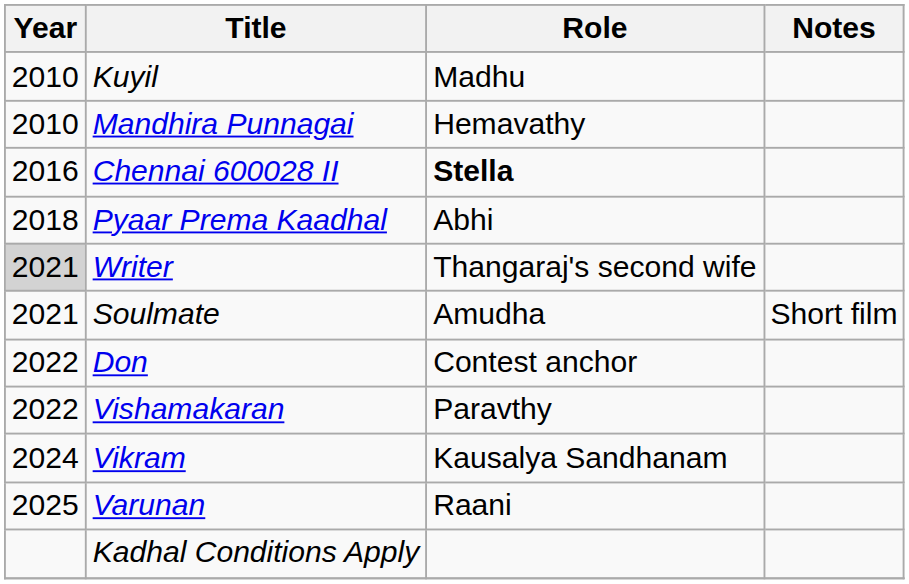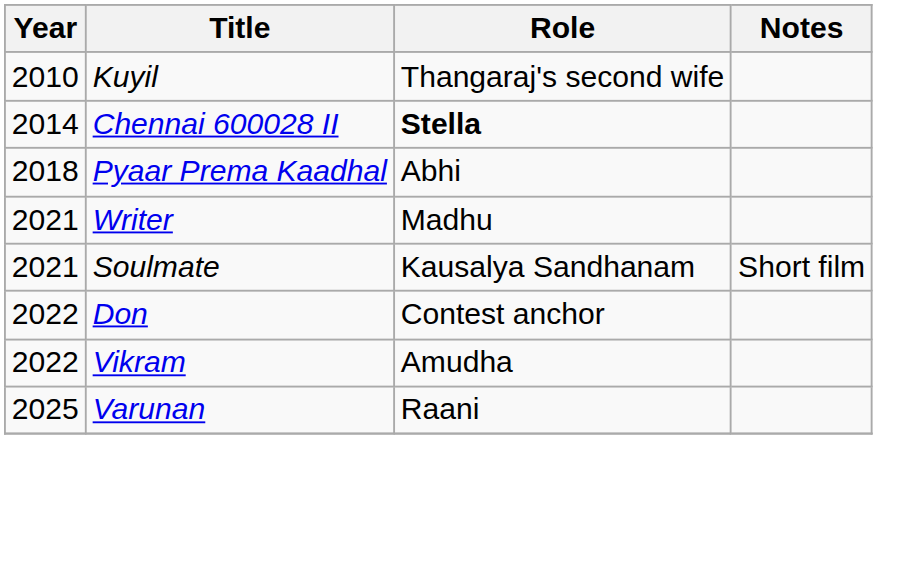(479, 76) Madhu -> (563, 76) Thangaraj's second wife
- row: (223, 123)
(45, 171) 2016 -> (45, 123) 2014
(45, 266) lightgrey background -> (45, 219) no background
(595, 266) Thangaraj's second wife -> (447, 219) Madhu
(489, 314) Amudha -> (548, 266) Kausalya Sandhanam
- row: (189, 409)
(45, 457) 2024 -> (45, 362) 2022
(580, 457) Kausalya Sandhanam -> (457, 362) Amudha
- row: (256, 553)
